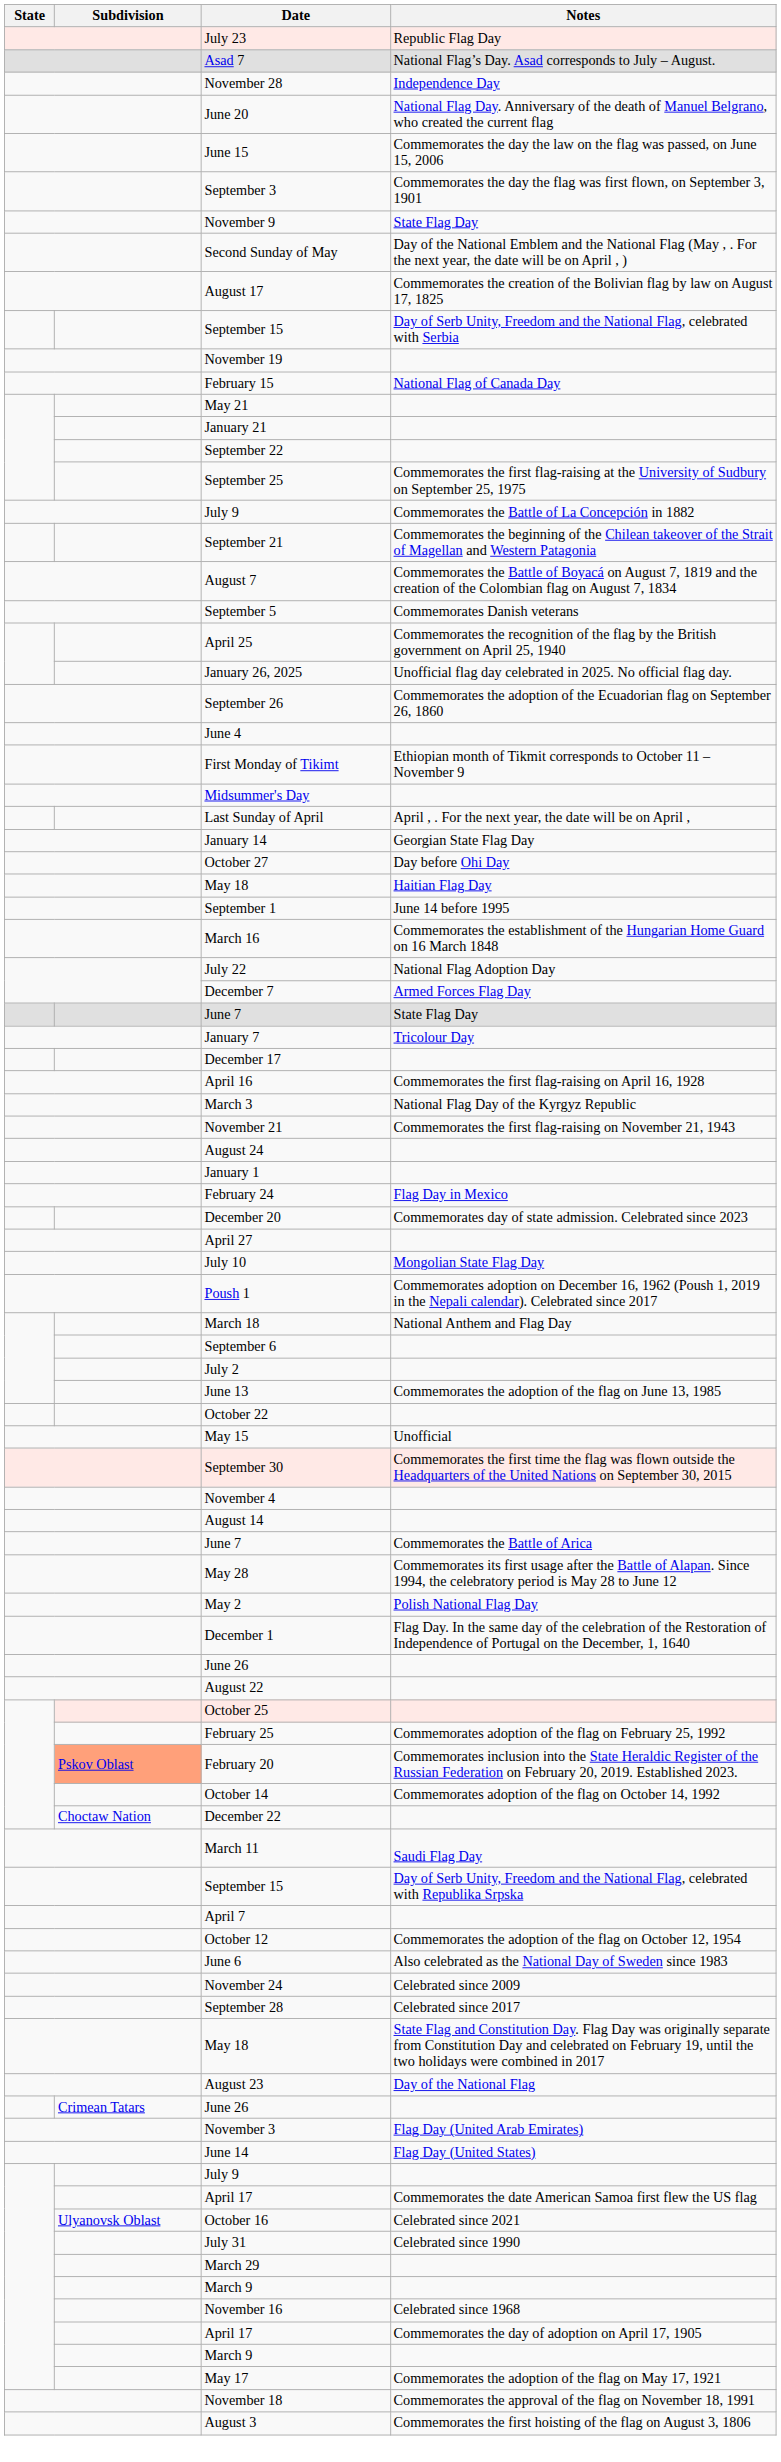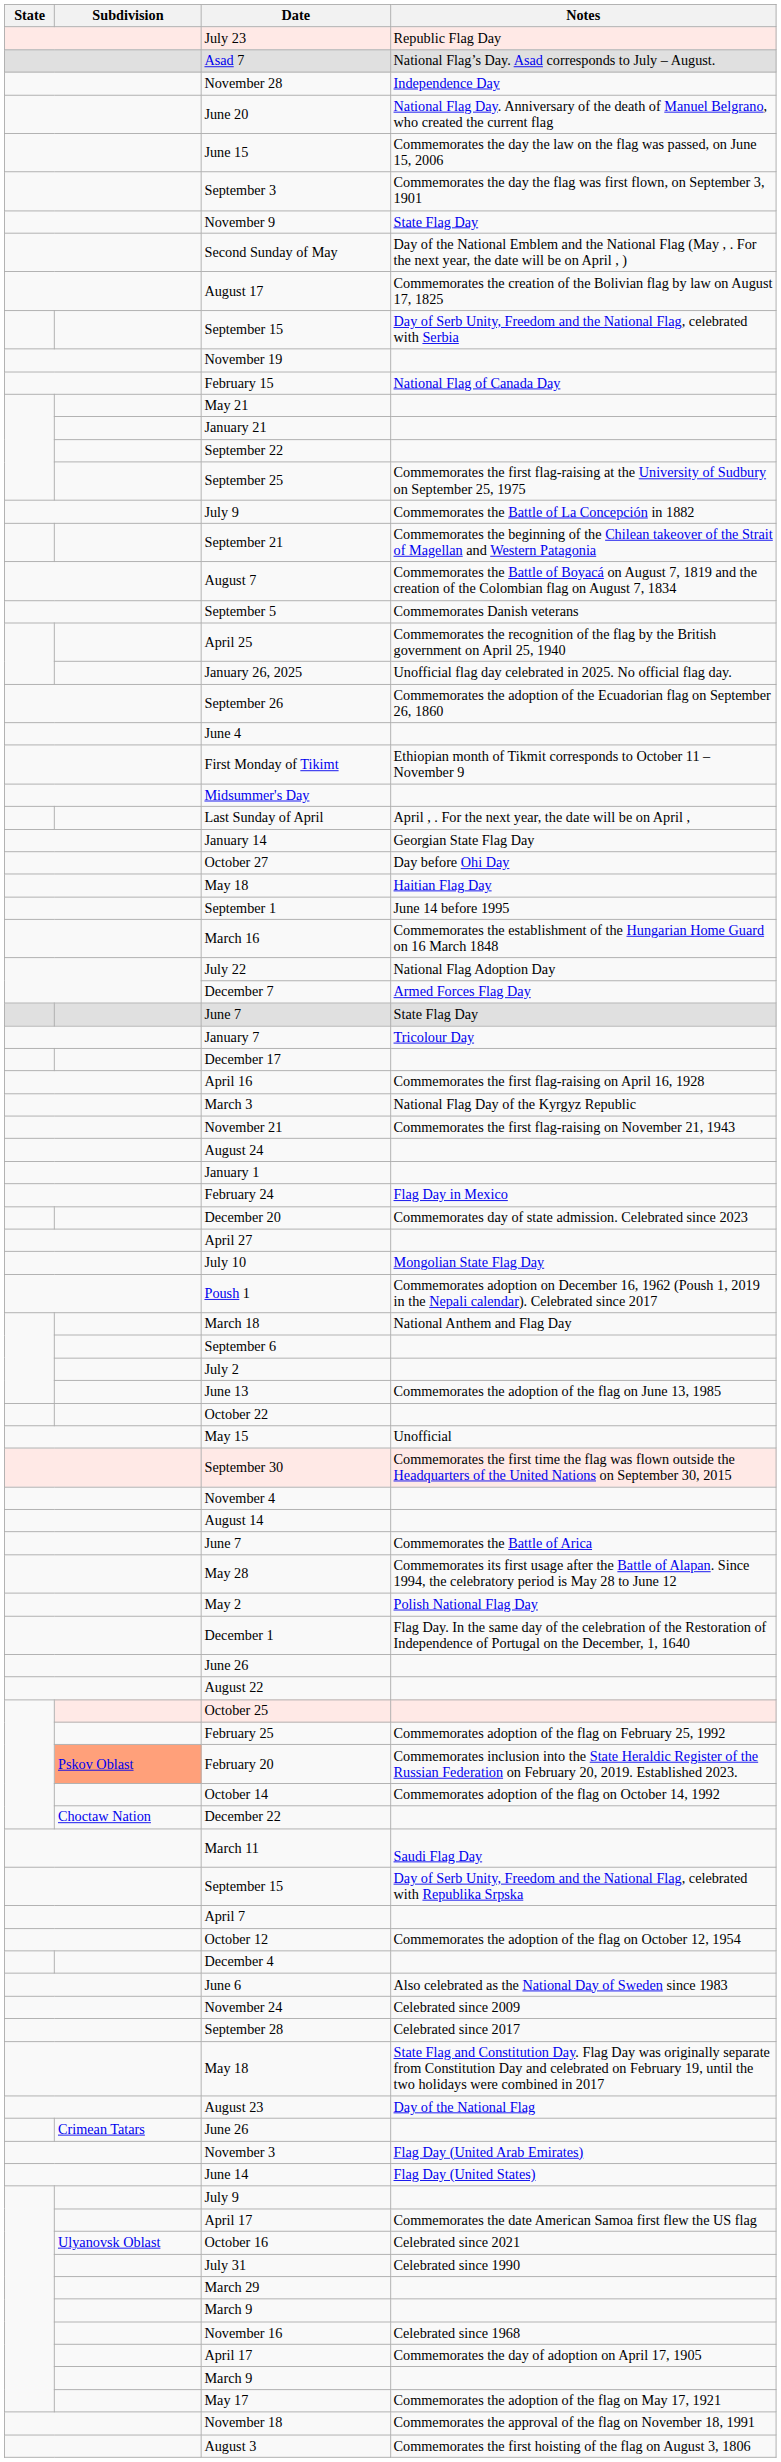+ row: (239, 1962)
